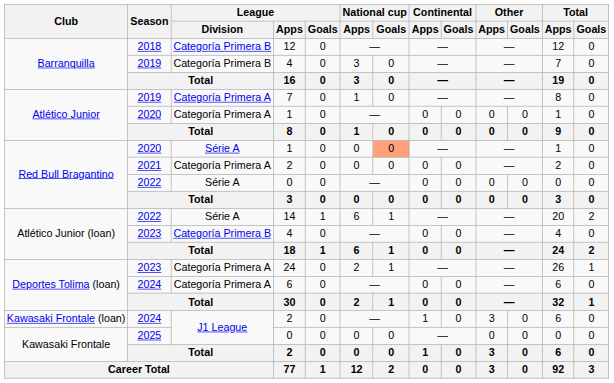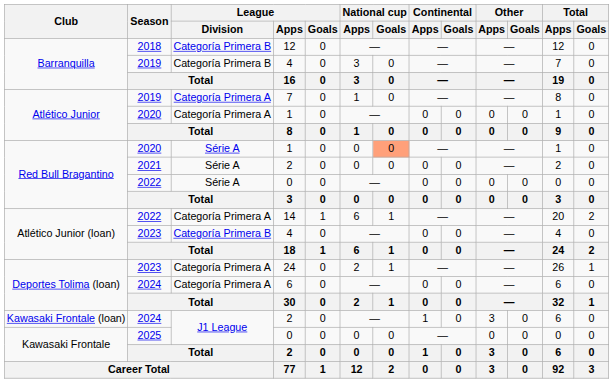(222, 166) Categoría Primera A -> (222, 166) Série A
(222, 217) Série A -> (222, 217) Categoría Primera A
